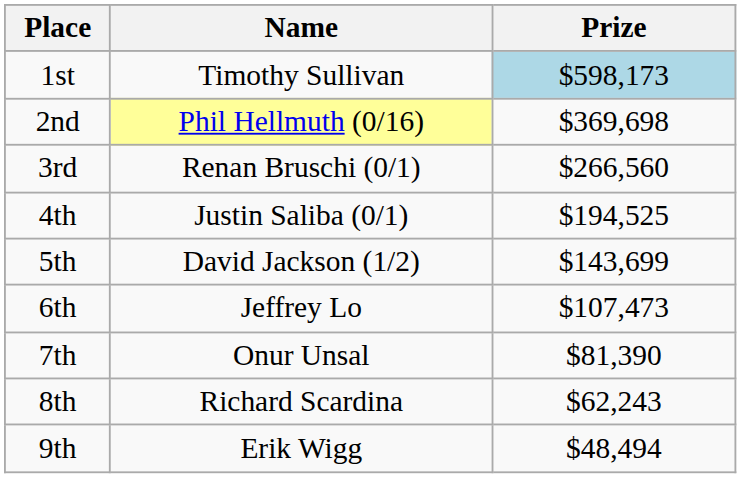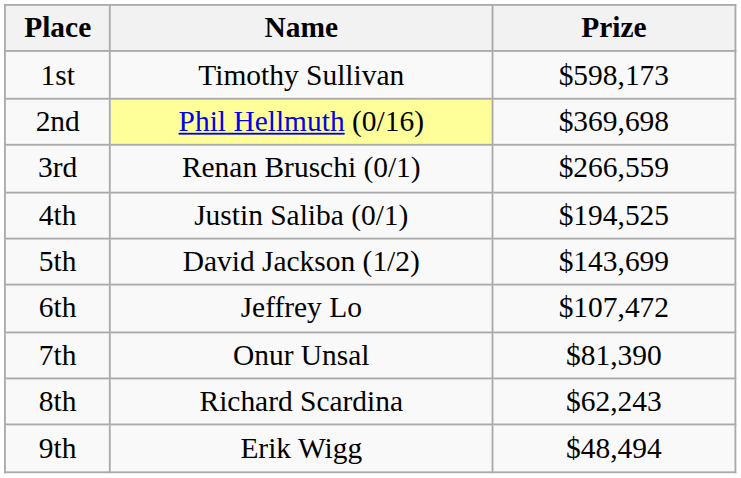(614, 74) lightblue background -> (614, 74) no background
(614, 167) $266,560 -> (614, 167) $266,559
(614, 307) $107,473 -> (614, 307) $107,472
